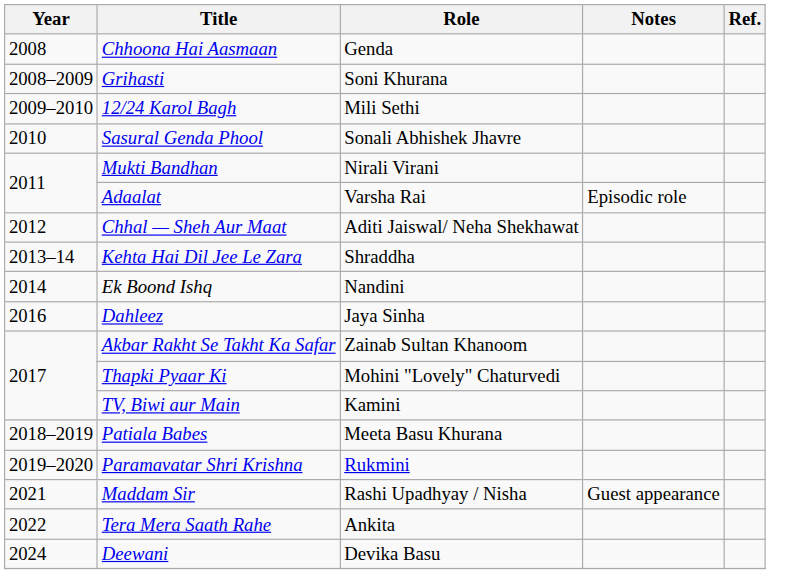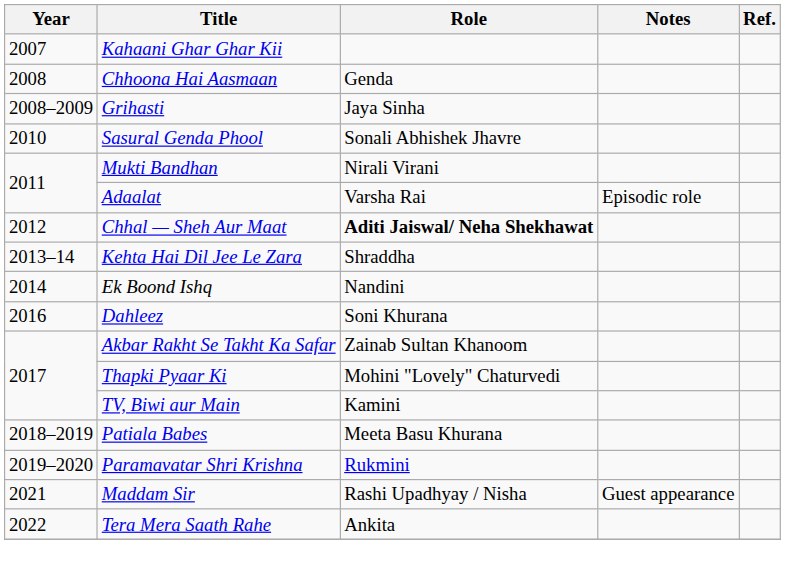+ row: (192, 49)
(396, 78) Soni Khurana -> (385, 108) Jaya Sinha
- row: (169, 108)
(461, 227) normal -> (469, 227) bold
(385, 316) Jaya Sinha -> (396, 316) Soni Khurana
- row: (135, 553)
